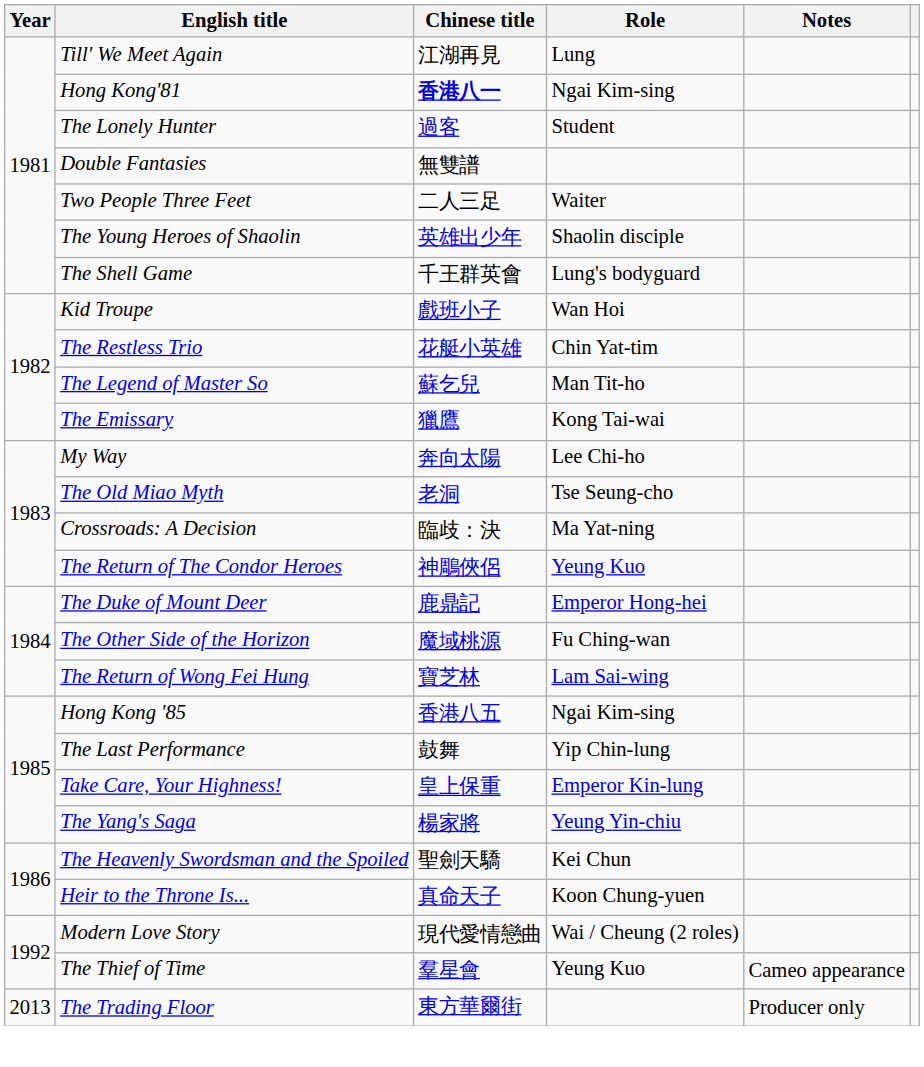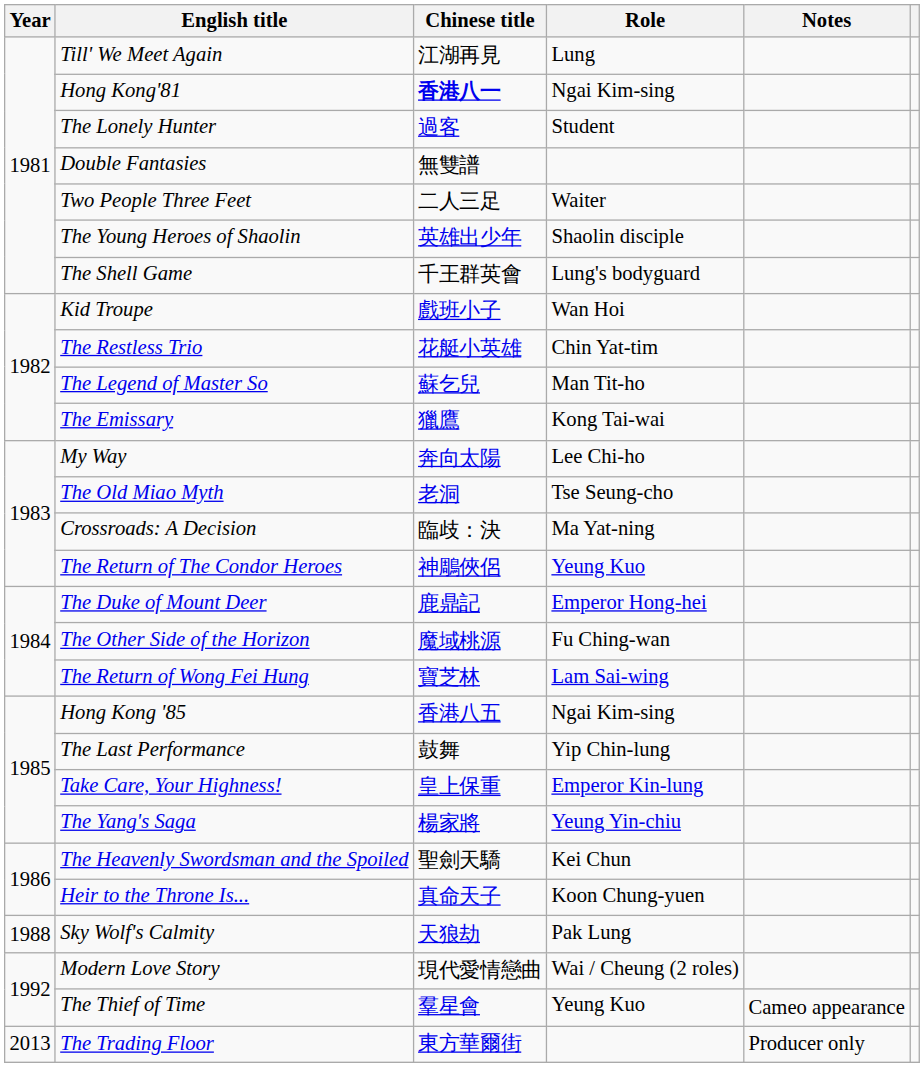+ row: (137, 932)
